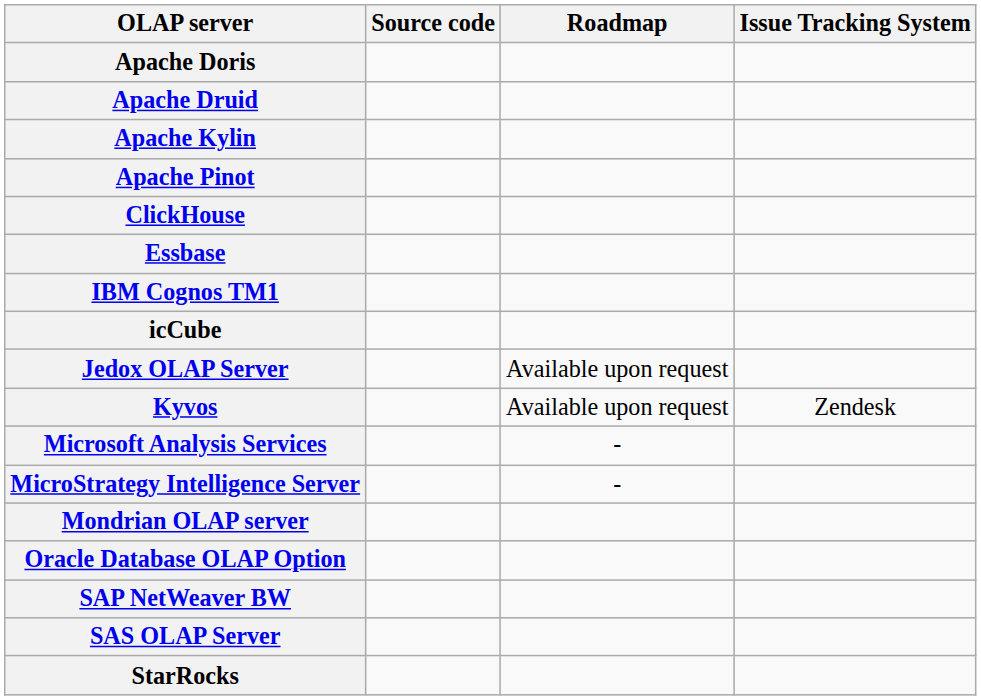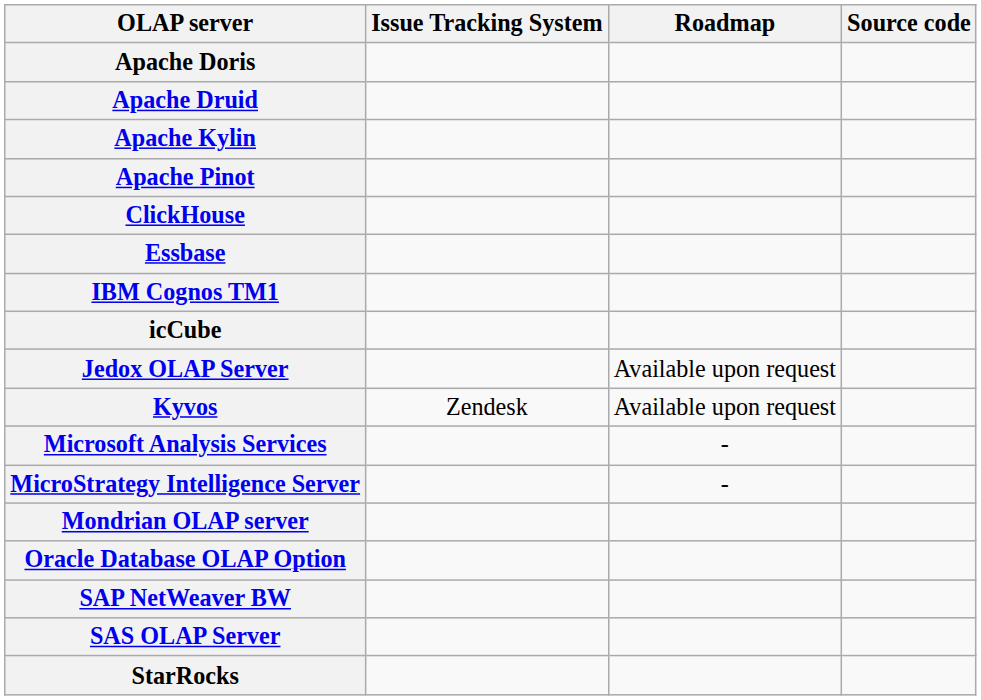columns swapped: (855, 23) <-> (433, 23)
